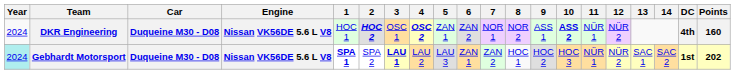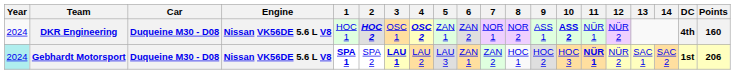(594, 56) normal -> (594, 56) bold
(713, 56) 202 -> (713, 56) 206
